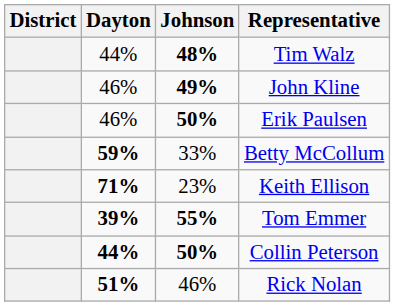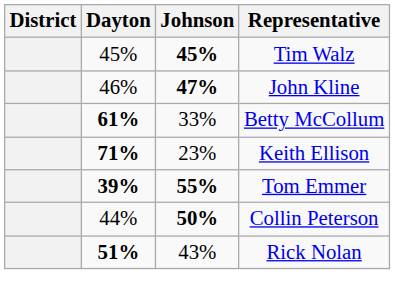(118, 53) 44% -> (118, 53) 45%
(197, 53) 48% -> (197, 53) 45%
(197, 86) 49% -> (197, 86) 47%
- row: (314, 119)
(118, 152) 59% -> (118, 119) 61%
(118, 251) bold -> (118, 218) normal
(197, 284) 46% -> (197, 251) 43%
